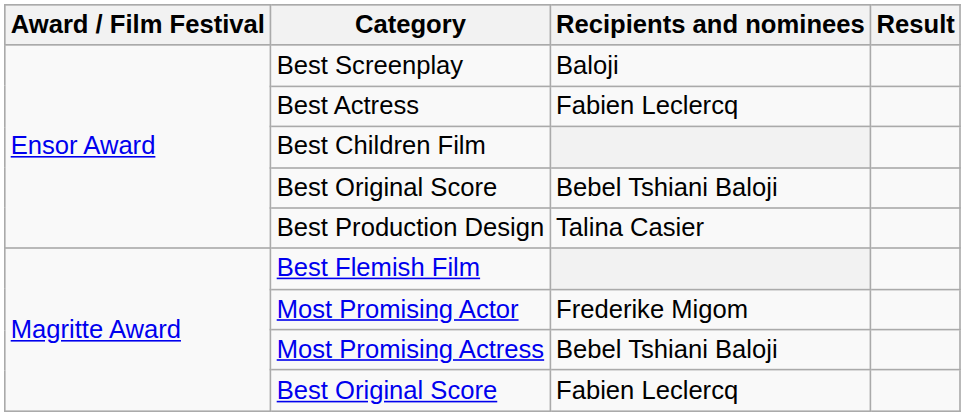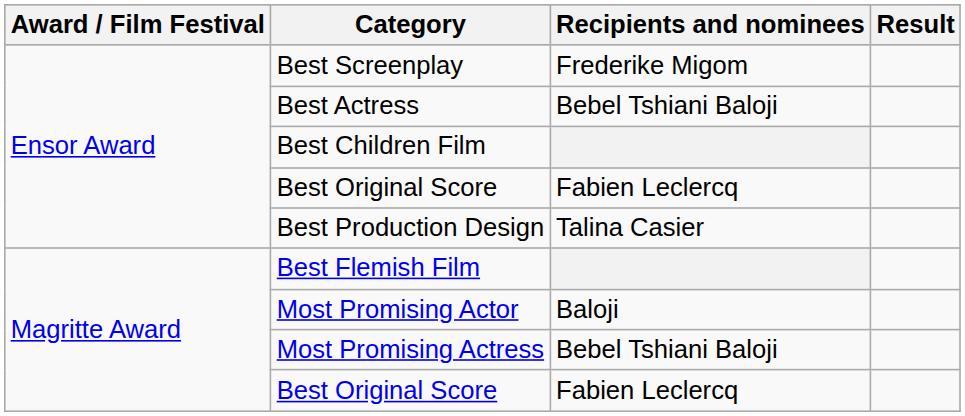(587, 65) Baloji -> (652, 65) Frederike Migom
(647, 106) Fabien Leclercq -> (667, 106) Bebel Tshiani Baloji
(667, 187) Bebel Tshiani Baloji -> (647, 187) Fabien Leclercq
(652, 308) Frederike Migom -> (587, 308) Baloji
